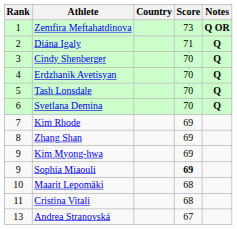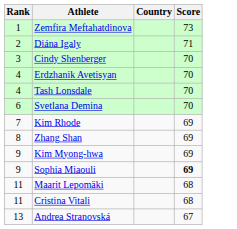- column: (217, 12)
(18, 91) 5 -> (18, 91) 4
(18, 185) 10 -> (18, 185) 11
